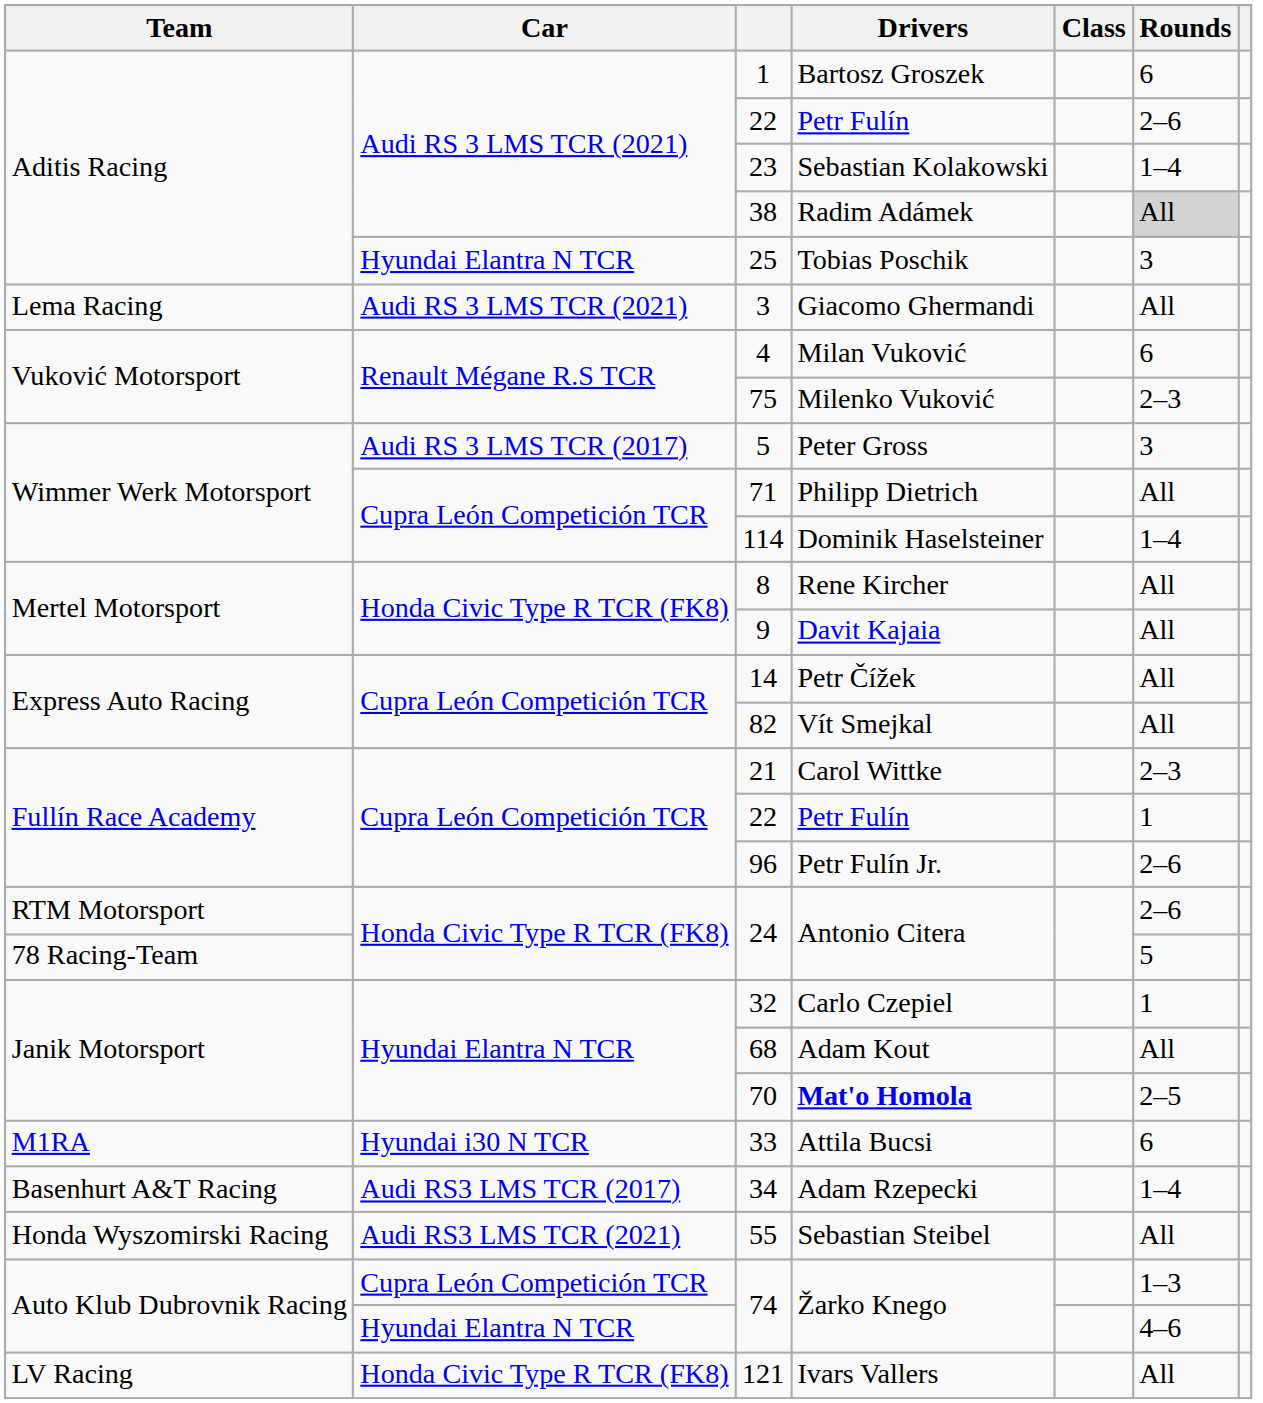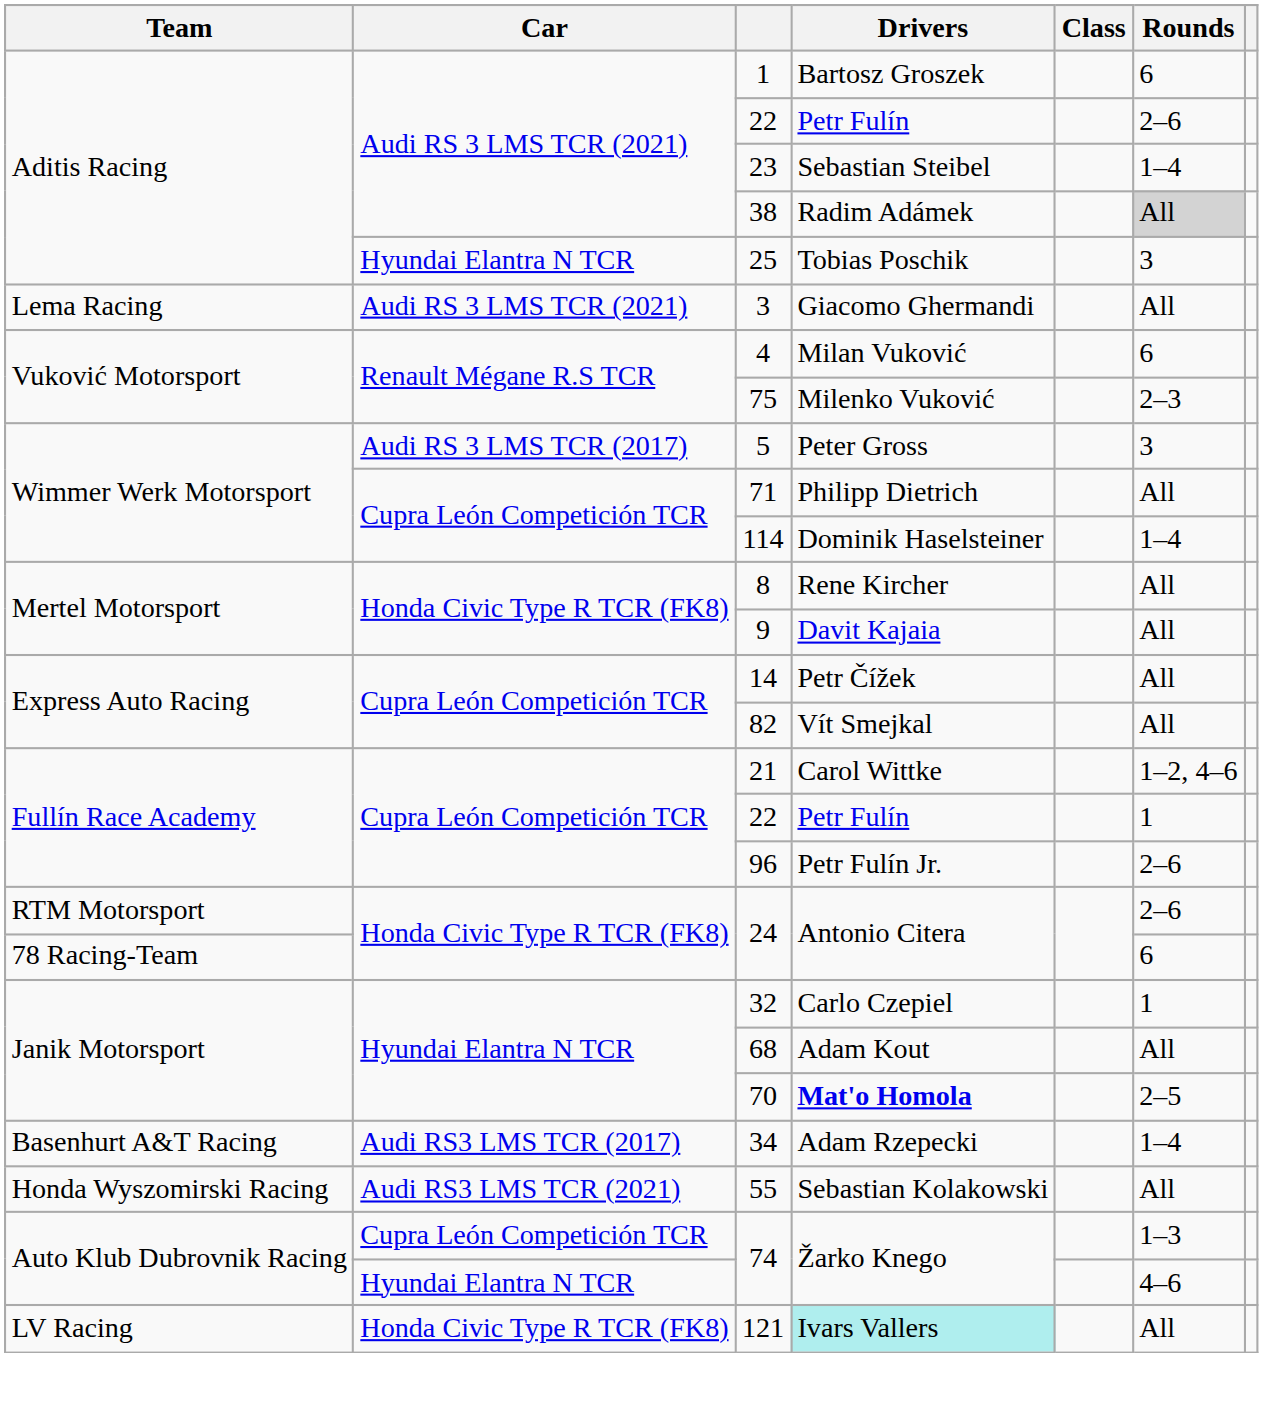(923, 166) Sebastian Kolakowski -> (894, 166) Sebastian Steibel
(1160, 770) 2–3 -> (1188, 770) 1–2, 4–6
(1146, 956) 5 -> (1146, 956) 6
- row: (51, 1142)
(894, 1234) Sebastian Steibel -> (923, 1188) Sebastian Kolakowski
(868, 1374) no background -> (868, 1327) paleturquoise background
